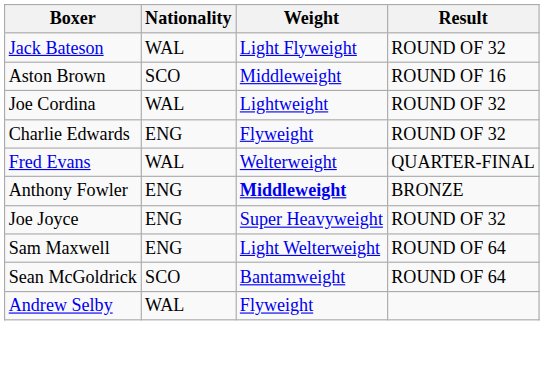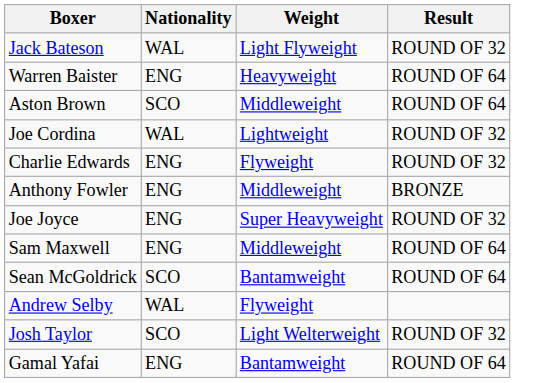+ row: (63, 76)
(449, 76) ROUND OF 16 -> (449, 104) ROUND OF 64
- row: (50, 162)
(293, 190) bold -> (291, 190) normal
(310, 248) Light Welterweight -> (291, 248) Middleweight
+ row: (50, 334)
+ row: (54, 362)
